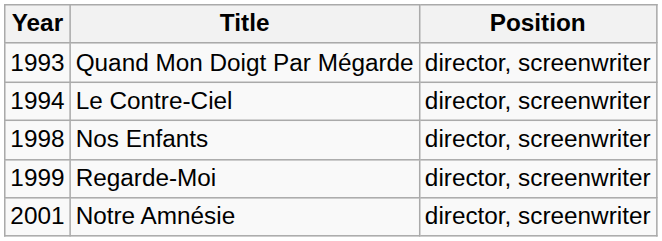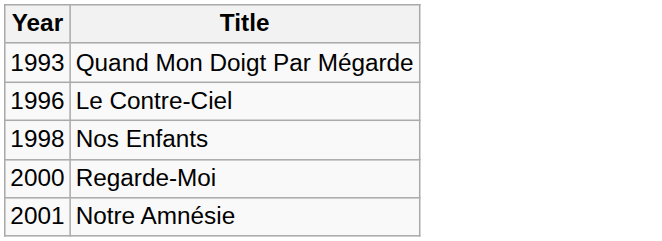- column: (538, 23)
(37, 100) 1994 -> (37, 100) 1996
(37, 178) 1999 -> (37, 178) 2000
